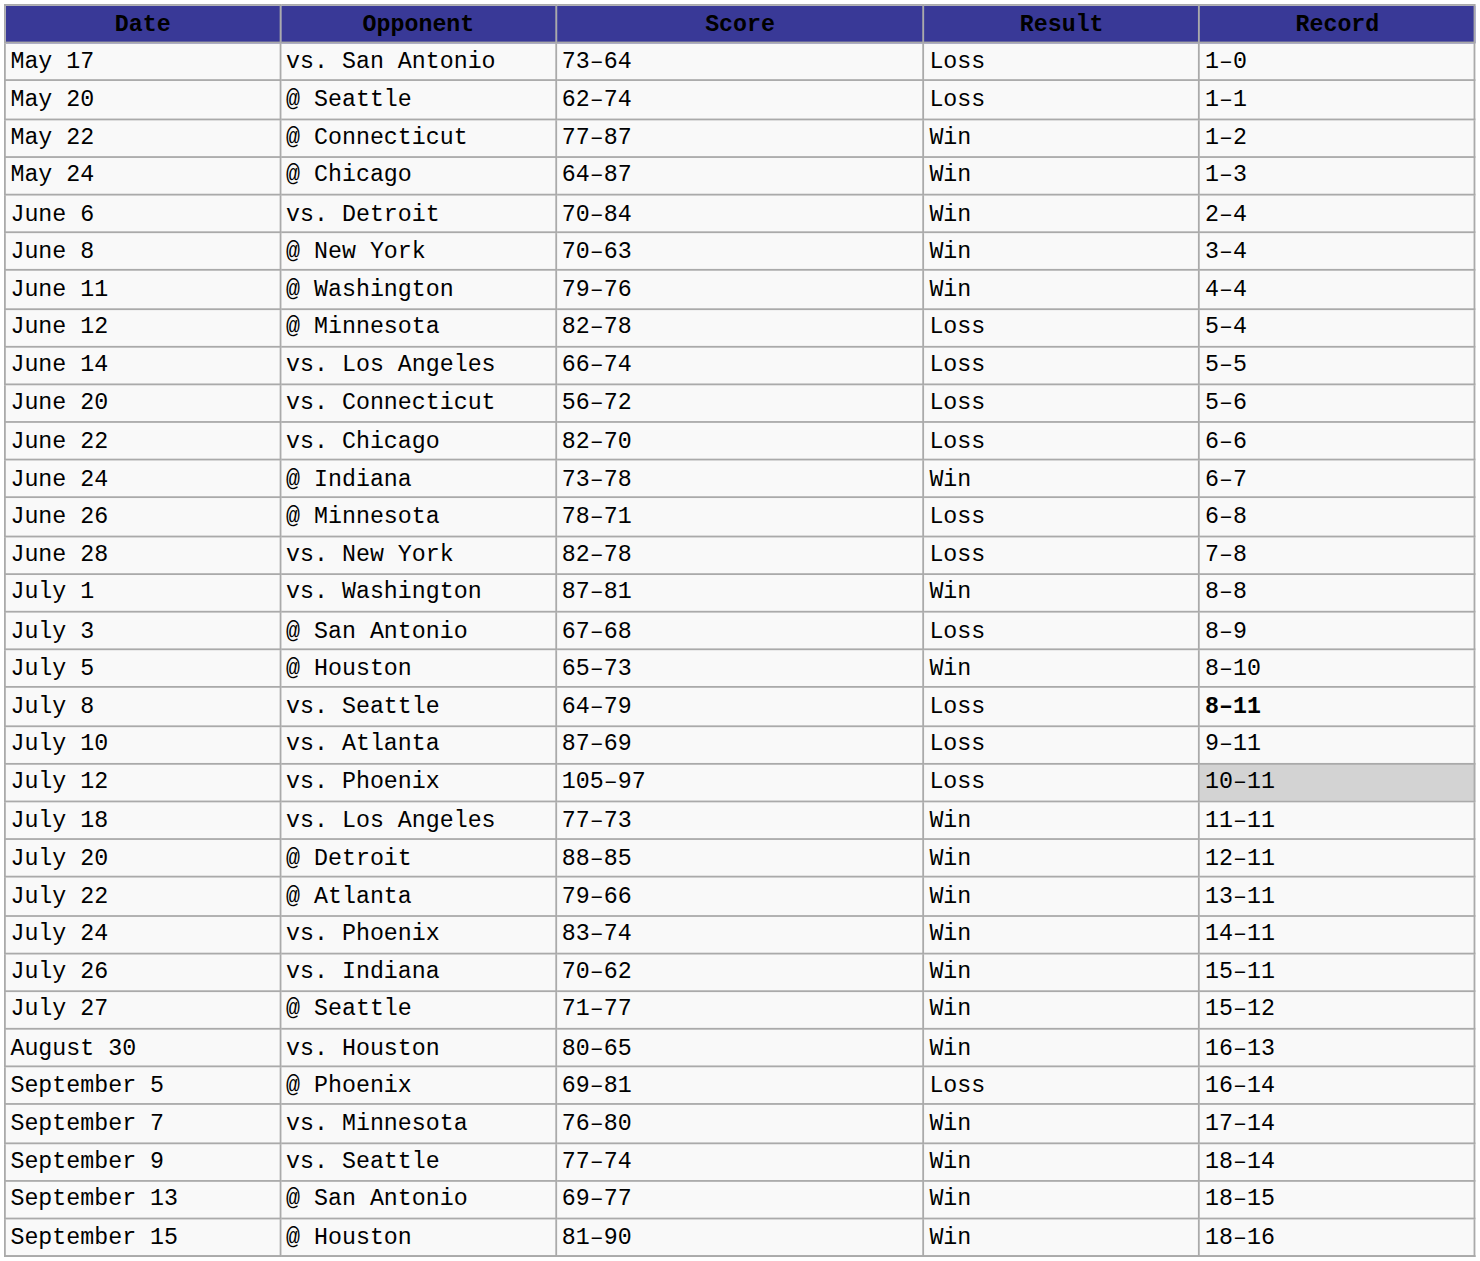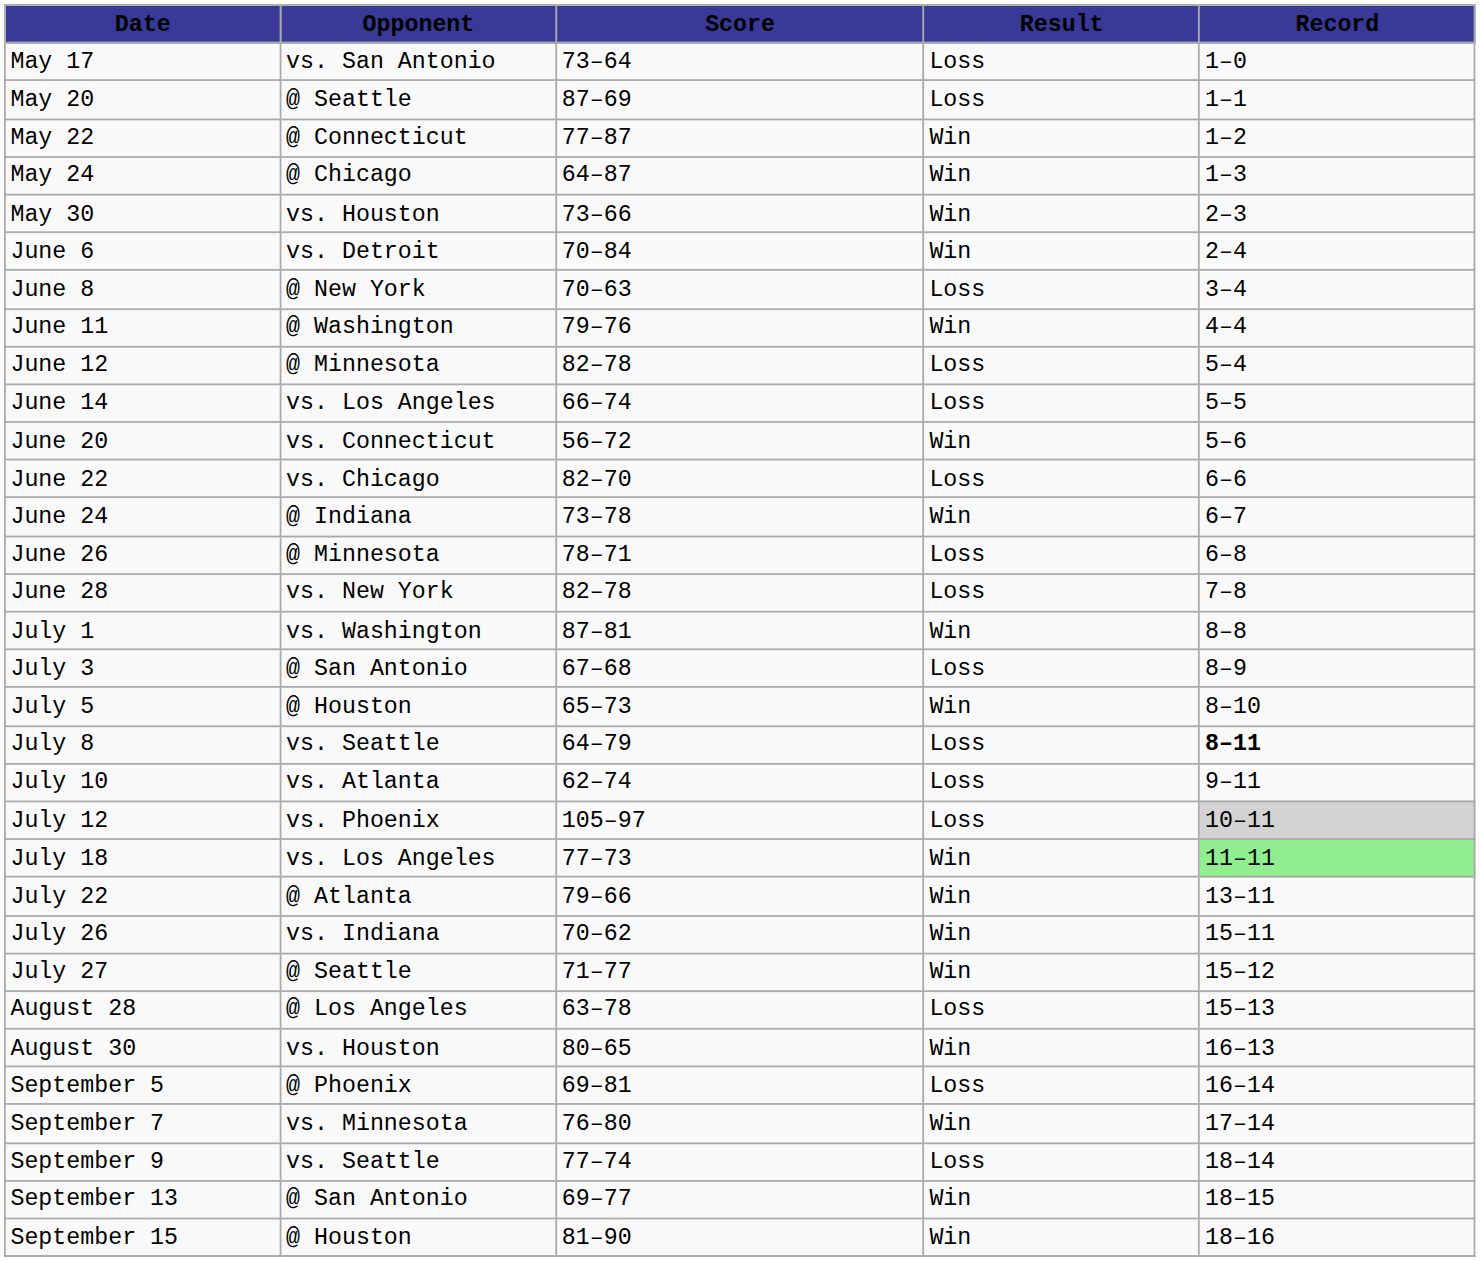(597, 100) 62–74 -> (597, 100) 87–69
+ row: (52, 213)
(950, 251) Win -> (957, 289) Loss
(957, 403) Loss -> (950, 441) Win
(597, 744) 87–69 -> (597, 782) 62–74
(1240, 820) no background -> (1240, 858) lightgreen background
- row: (59, 858)
- row: (59, 934)
+ row: (73, 1010)
(950, 1162) Win -> (957, 1162) Loss
